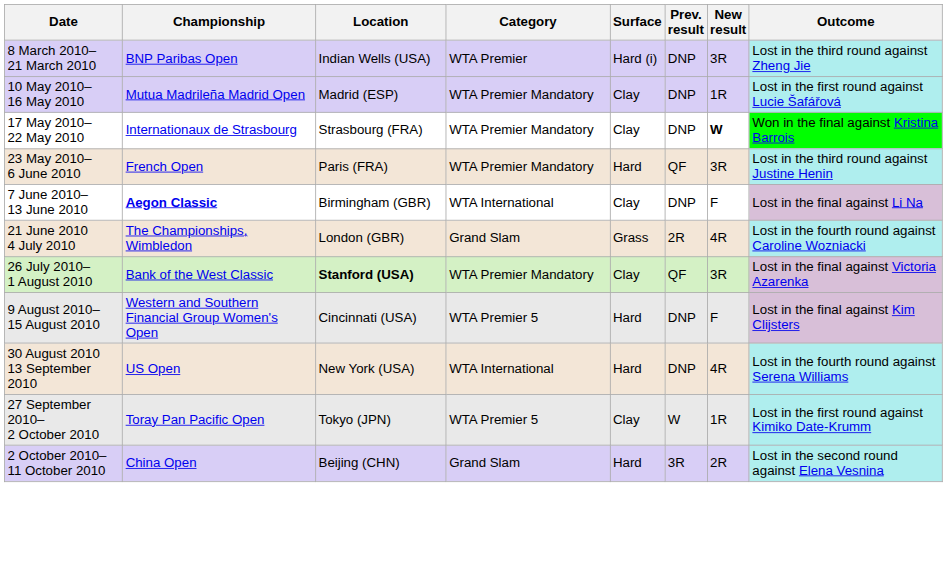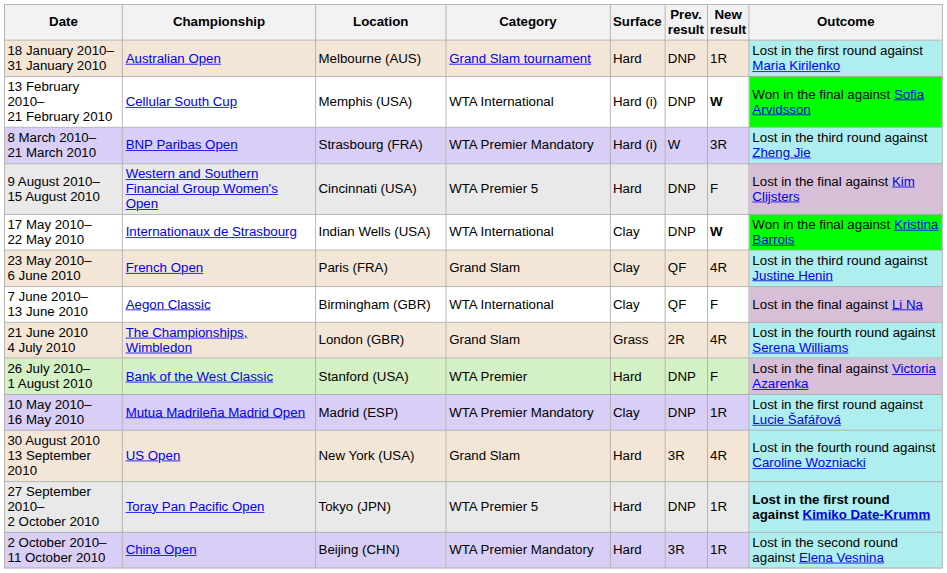+ row: (61, 58)
+ row: (60, 101)
(374, 58) Indian Wells (USA) -> (371, 145) Strasbourg (FRA)
(488, 58) WTA Premier -> (521, 145) WTA Premier Mandatory
(682, 58) DNP -> (674, 145) W
rows swapped: (50, 94) <-> (54, 317)
(371, 130) Strasbourg (FRA) -> (374, 232) Indian Wells (USA)
(521, 130) WTA Premier Mandatory -> (501, 232) WTA International
(521, 166) WTA Premier Mandatory -> (485, 268) Grand Slam
(627, 166) Hard -> (626, 268) Clay
(719, 166) 3R -> (719, 268) 4R
(171, 202) bold -> (168, 304) normal
(682, 202) DNP -> (677, 304) QF
(844, 238) Lost in the fourth round against Caroline Wozniacki -> (844, 340) Lost in the fourth round against Serena Williams
(366, 274) bold -> (364, 376) normal
(521, 274) WTA Premier Mandatory -> (488, 376) WTA Premier
(626, 274) Clay -> (627, 376) Hard
(677, 274) QF -> (682, 376) DNP
(719, 274) 3R -> (714, 376) F
(501, 368) WTA International -> (485, 455) Grand Slam
(682, 368) DNP -> (676, 455) 3R
(844, 368) Lost in the fourth round against Serena Williams -> (844, 455) Lost in the fourth round against Caroline Wozniacki
(626, 419) Clay -> (627, 506) Hard
(674, 419) W -> (682, 506) DNP
(838, 419) normal -> (841, 506) bold
(485, 463) Grand Slam -> (521, 550) WTA Premier Mandatory
(719, 463) 2R -> (719, 550) 1R
